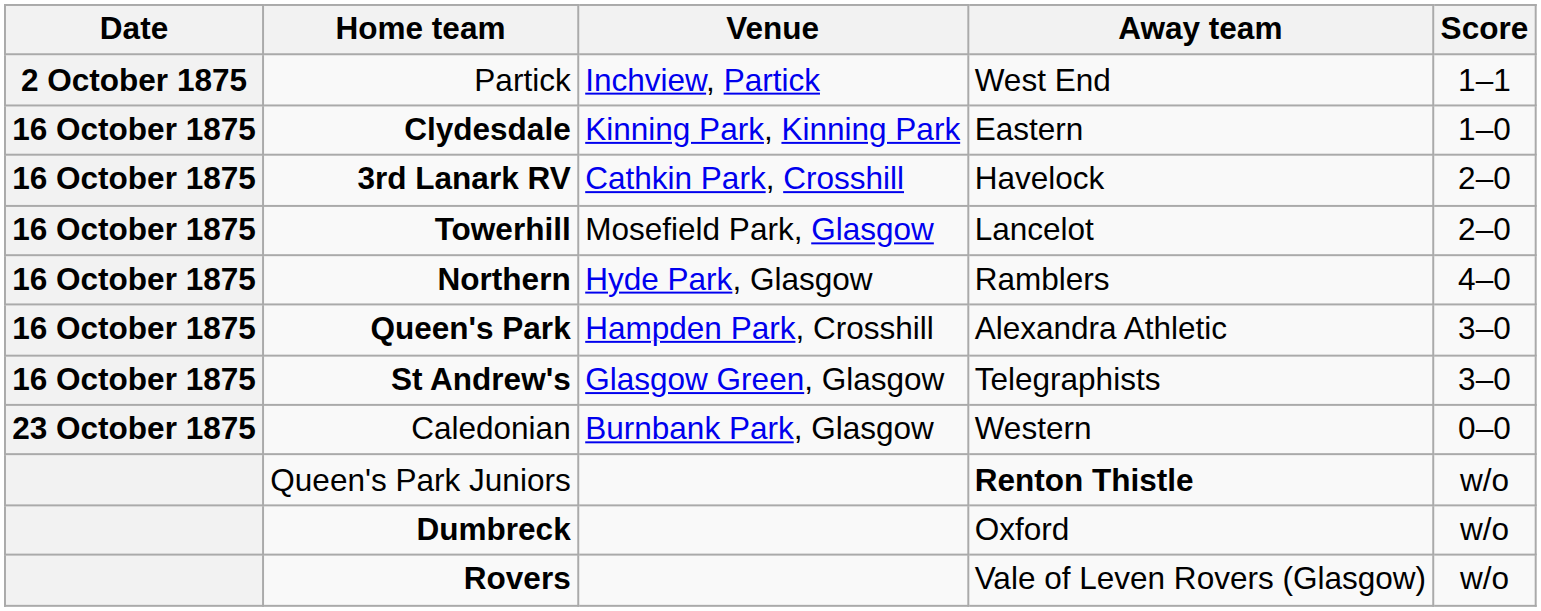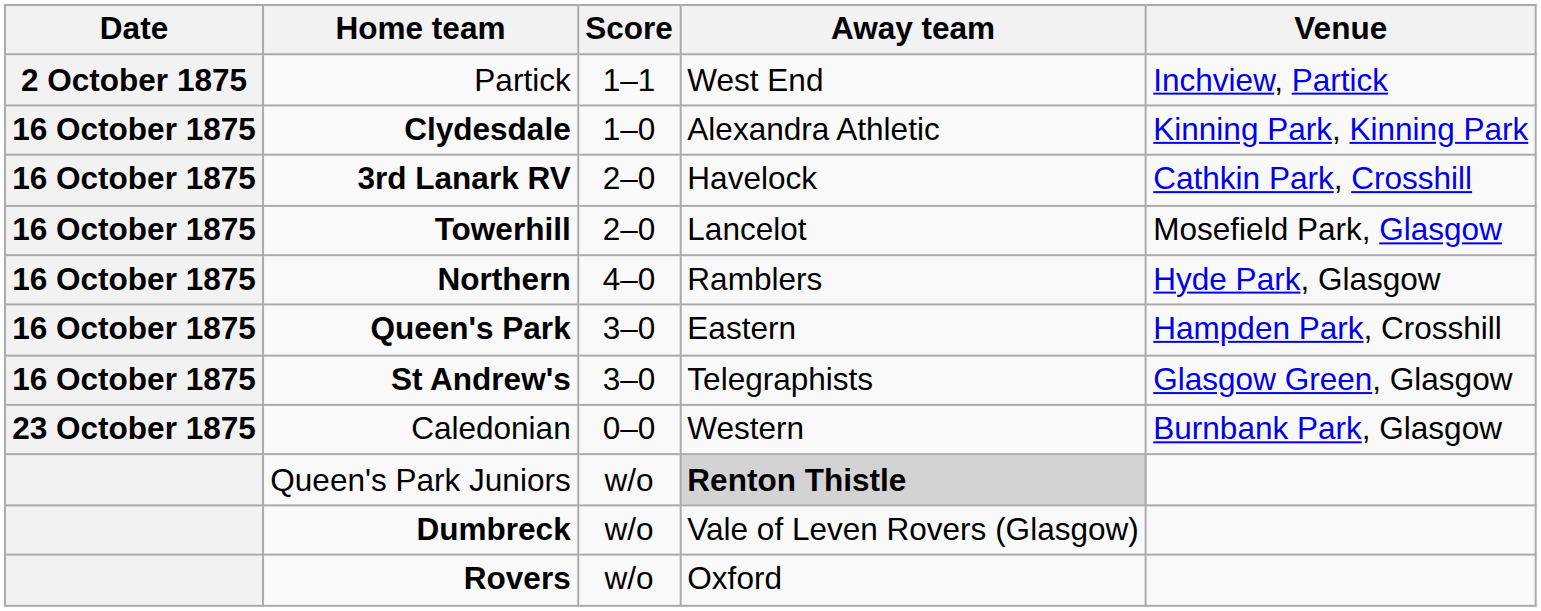columns swapped: (1484, 29) <-> (773, 29)
(1029, 129) Eastern -> (814, 129) Alexandra Athletic
(1101, 329) Alexandra Athletic -> (742, 329) Eastern
(1084, 479) no background -> (797, 479) lightgrey background
(1022, 529) Oxford -> (913, 529) Vale of Leven Rovers (Glasgow)
(1200, 579) Vale of Leven Rovers (Glasgow) -> (735, 579) Oxford
